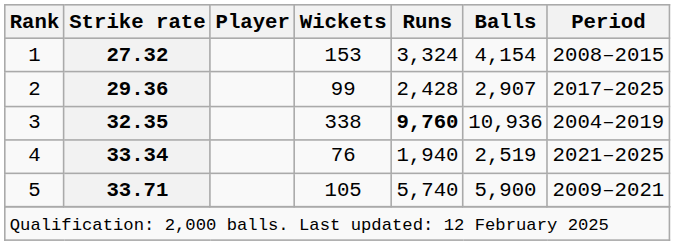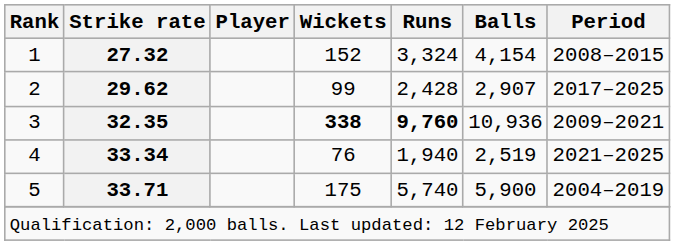(343, 55) 153 -> (343, 55) 152
(137, 89) 29.36 -> (137, 89) 29.62
(343, 123) normal -> (343, 123) bold
(608, 123) 2004–2019 -> (608, 123) 2009–2021
(343, 190) 105 -> (343, 190) 175
(608, 190) 2009–2021 -> (608, 190) 2004–2019
